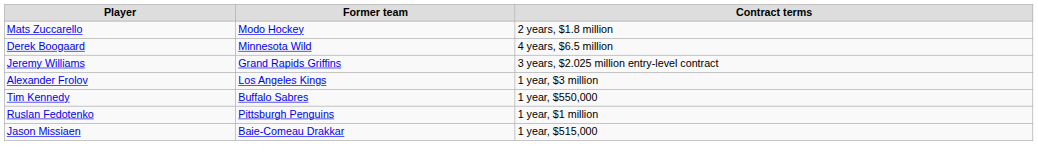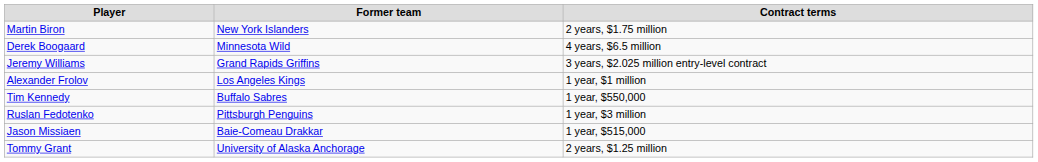- row: (45, 30)
+ row: (36, 30)
(558, 81) 1 year, $3 million -> (606, 81) 1 year, $1 million
(558, 115) 1 year, $1 million -> (606, 115) 1 year, $3 million
+ row: (39, 149)
